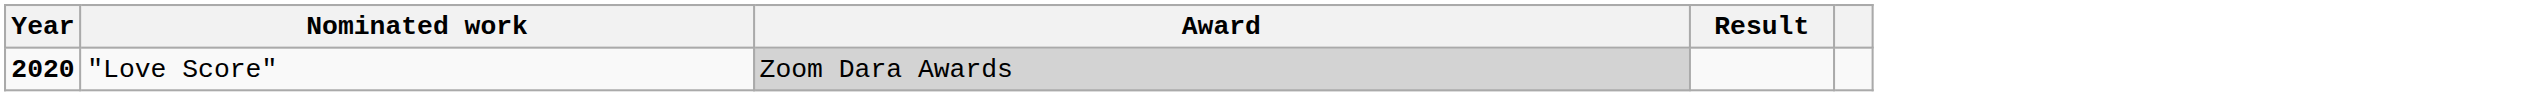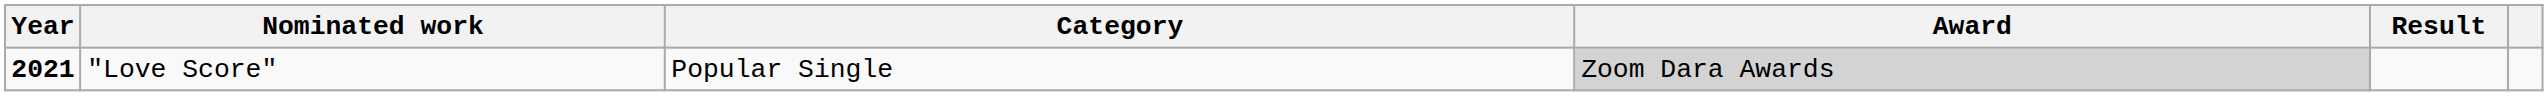+ column: (1120, 27)
(43, 70) 2020 -> (43, 70) 2021
